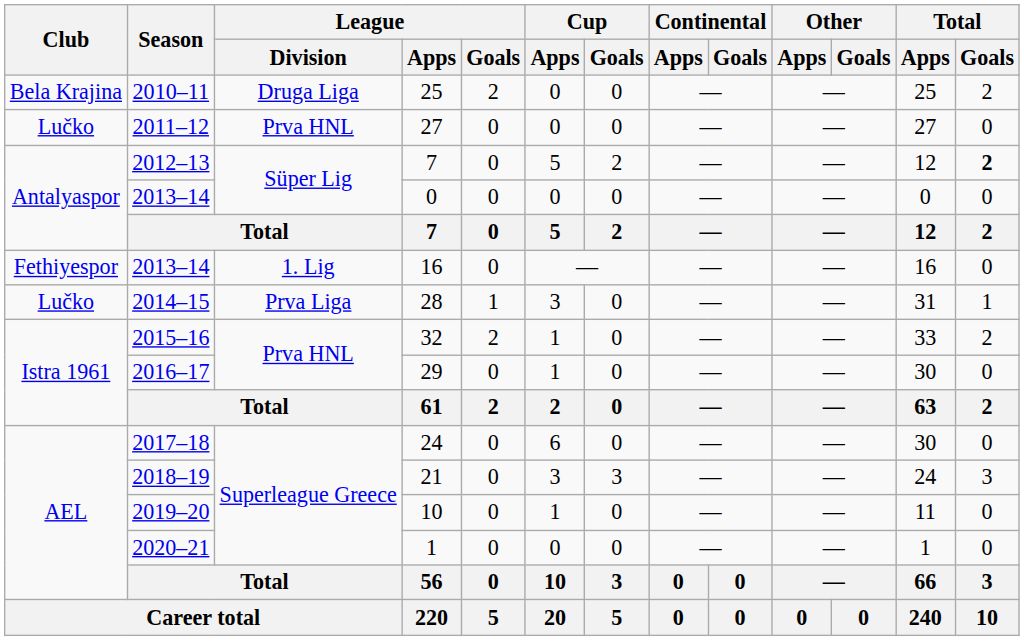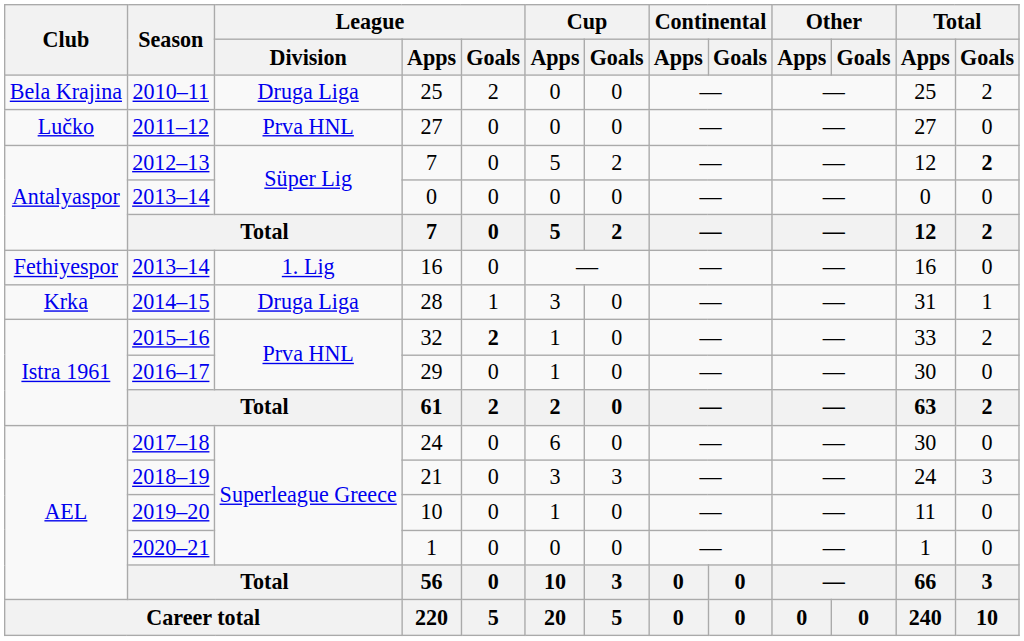(66, 302) Lučko -> (66, 302) Krka
(308, 302) Prva Liga -> (308, 302) Druga Liga
(493, 337) normal -> (493, 337) bold
